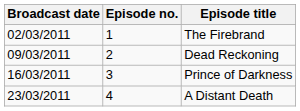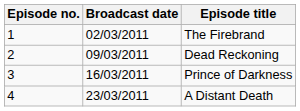columns swapped: (142, 14) <-> (54, 14)
